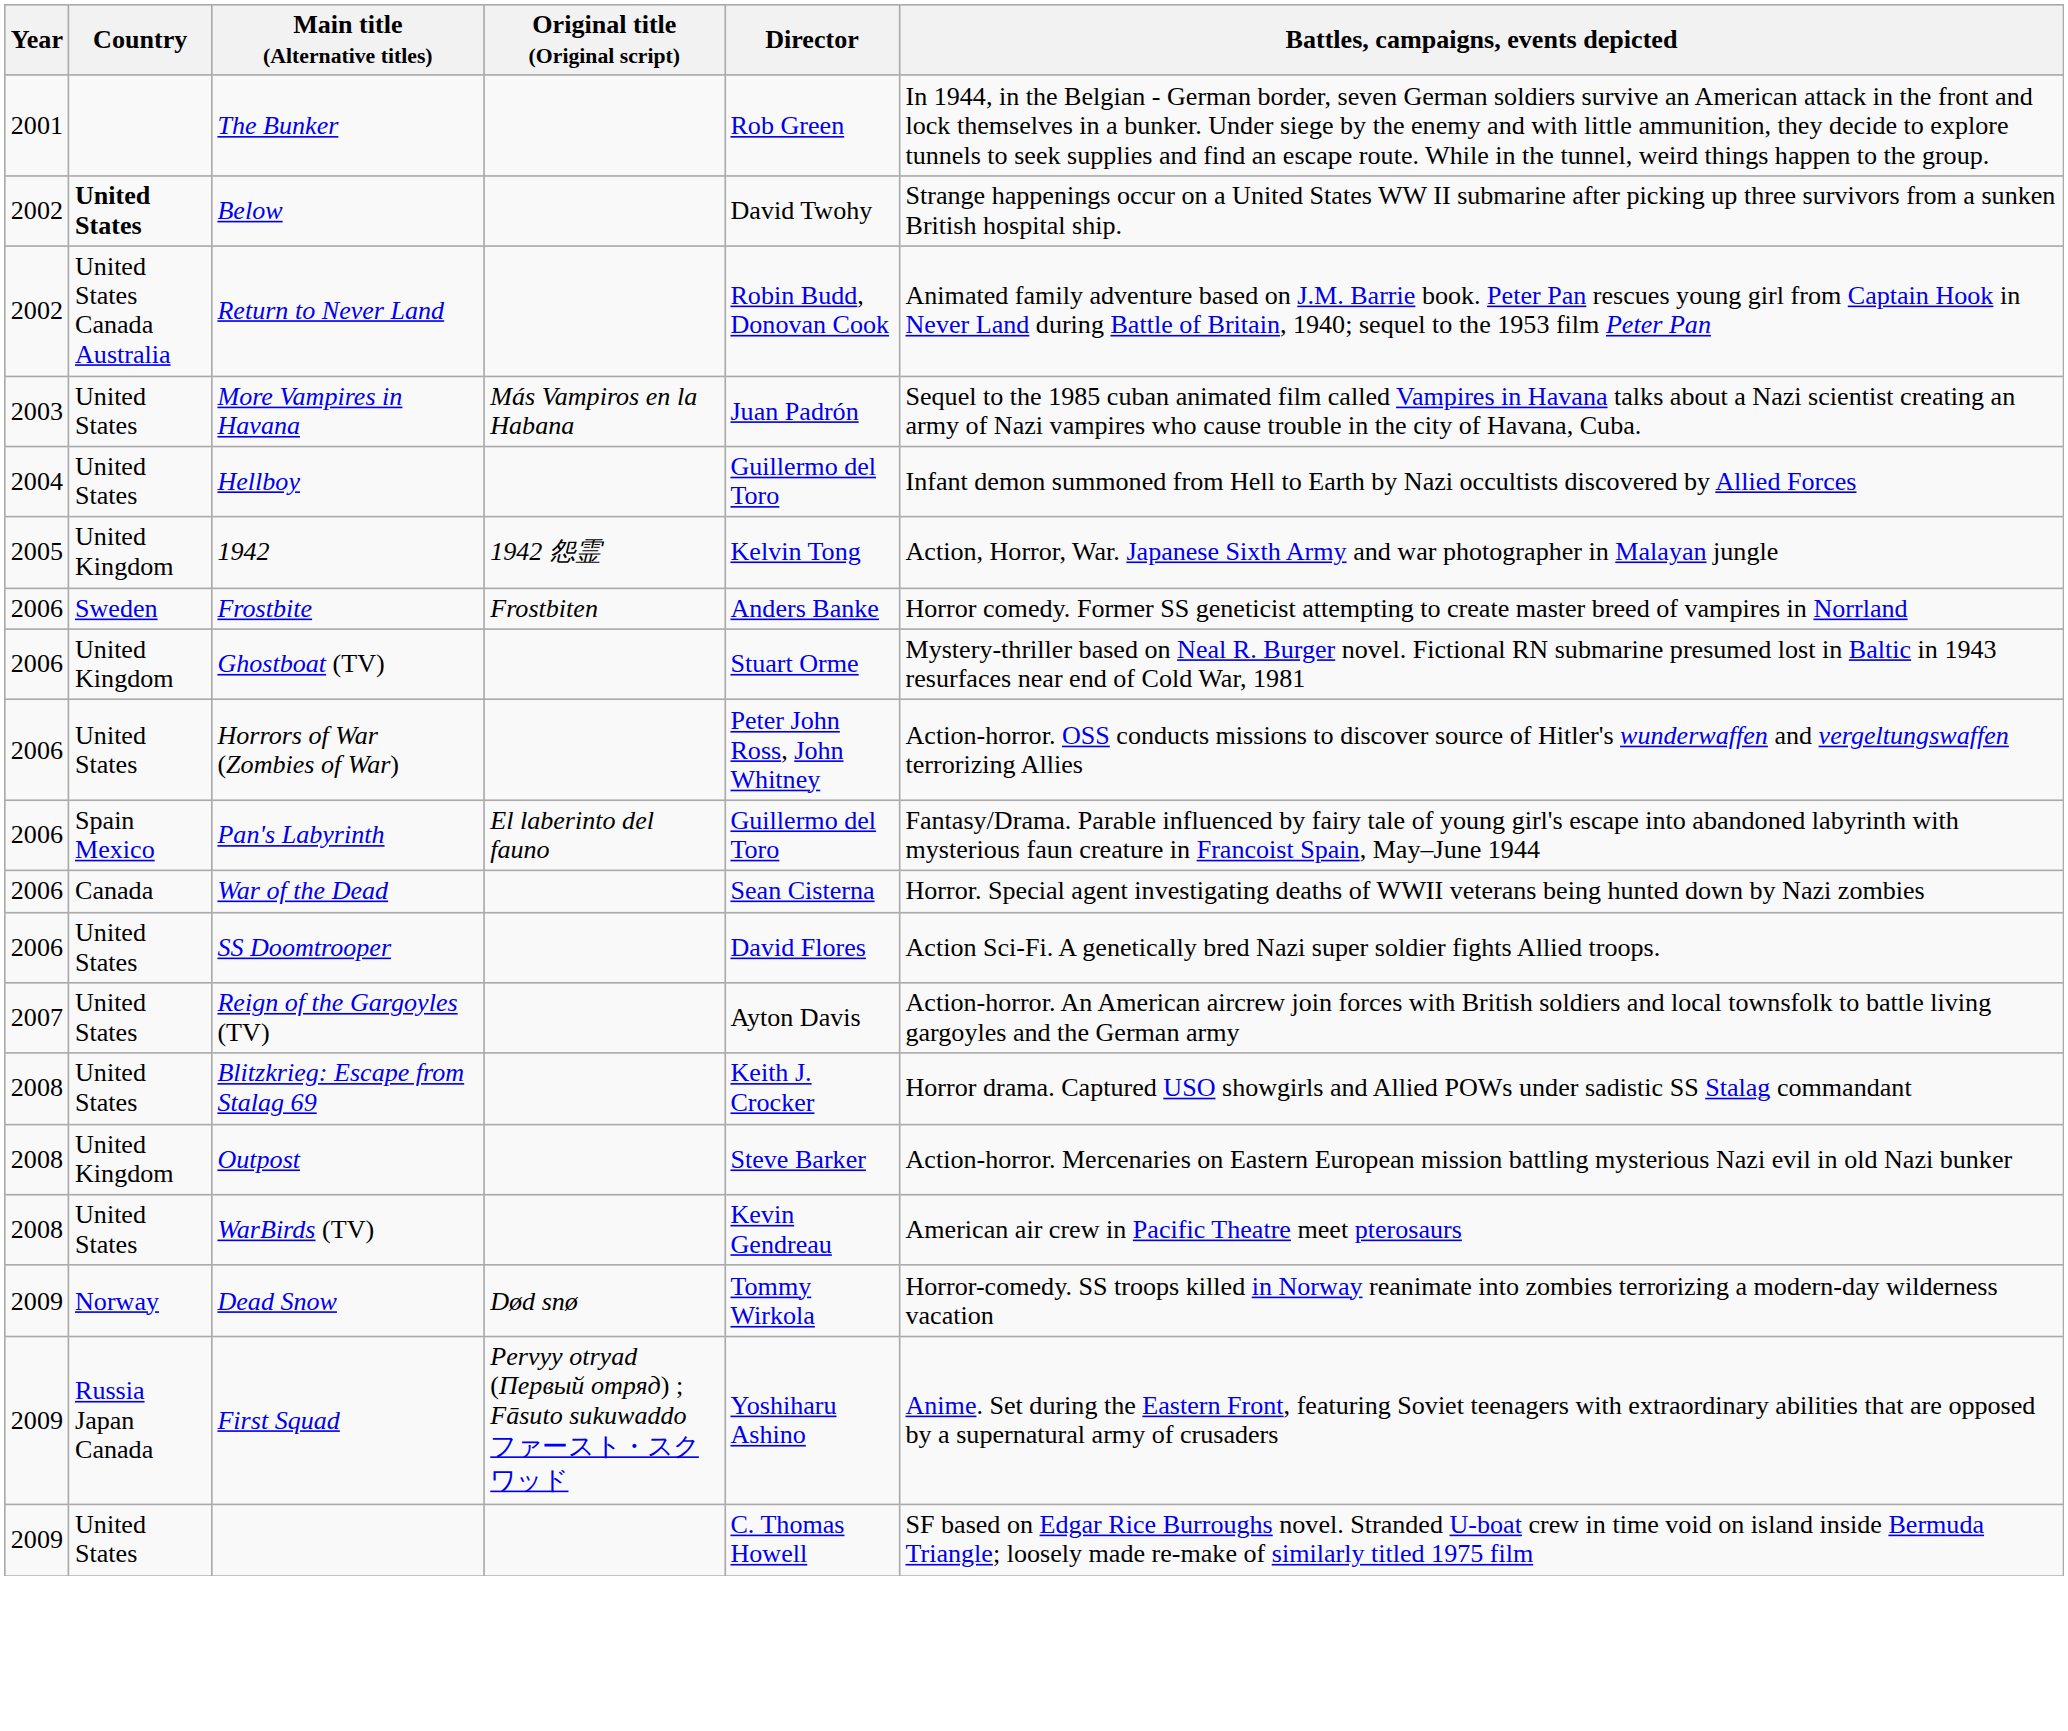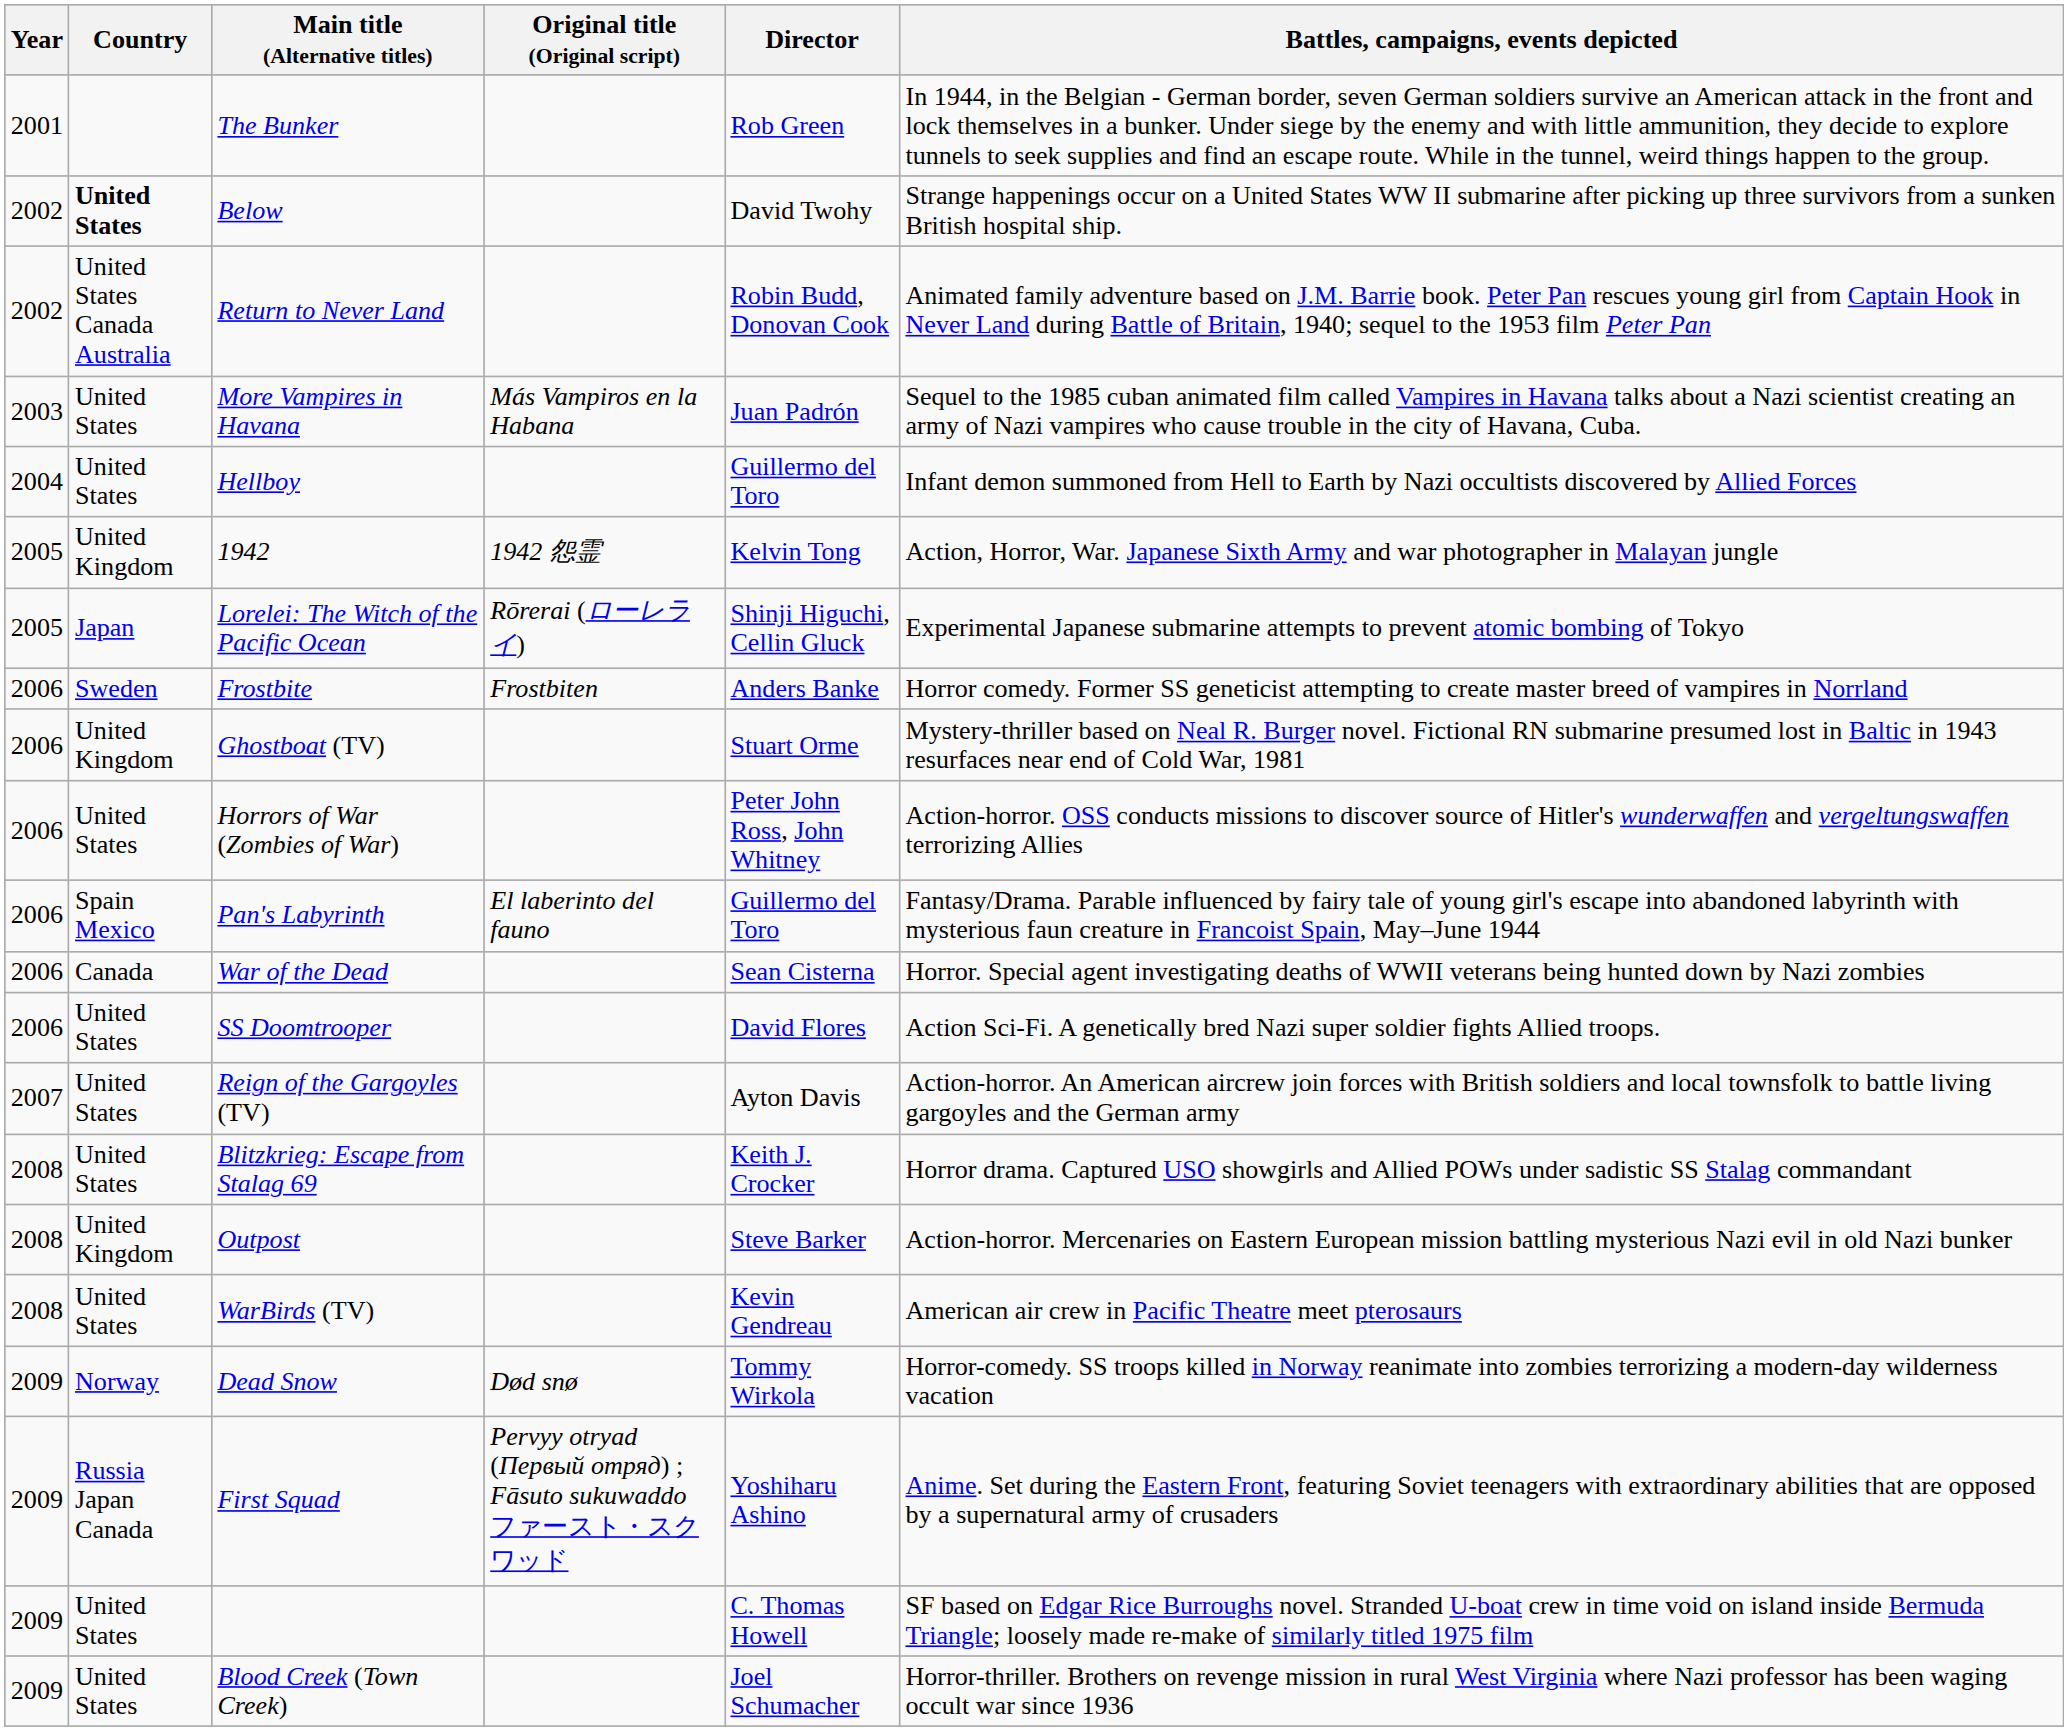+ row: (347, 627)
+ row: (318, 1690)
